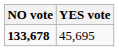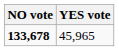(77, 35) 45,695 -> (77, 35) 45,965
